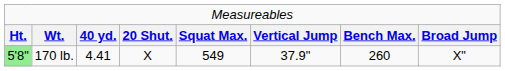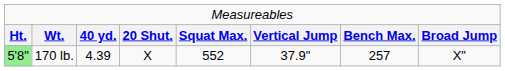(98, 55) 4.41 -> (98, 55) 4.39
(213, 55) 549 -> (213, 55) 552
(380, 55) 260 -> (380, 55) 257
